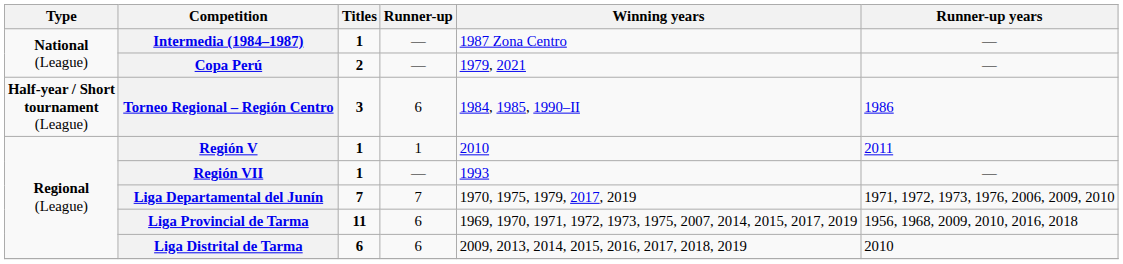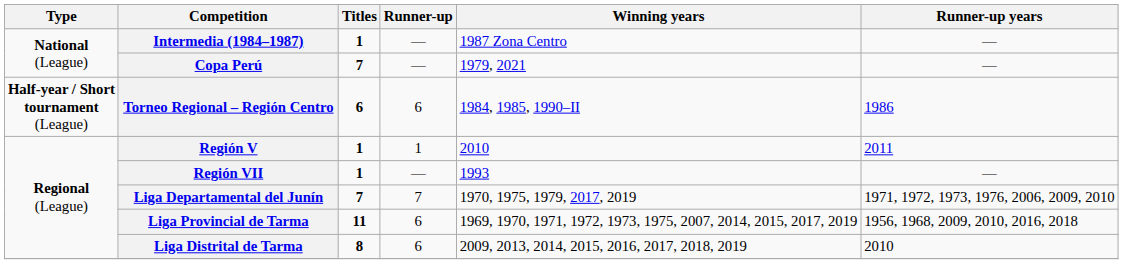(359, 65) 2 -> (359, 65) 7
(359, 107) 3 -> (359, 107) 6
(359, 246) 6 -> (359, 246) 8
